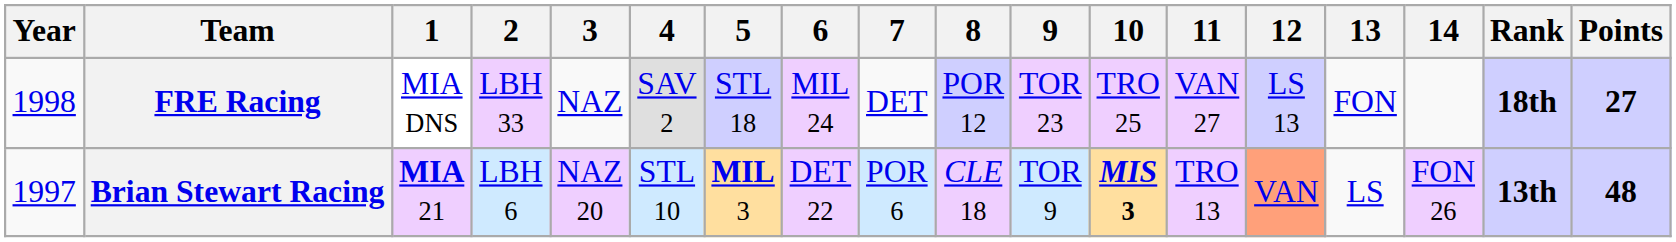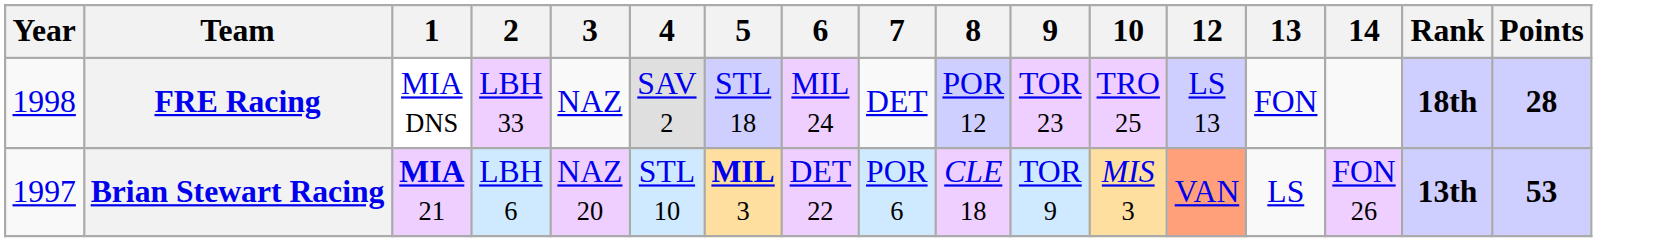- column: (1207, 31)
(1621, 101) 27 -> (1542, 101) 28
(1128, 191) bold -> (1128, 191) normal
(1621, 191) 48 -> (1542, 191) 53
